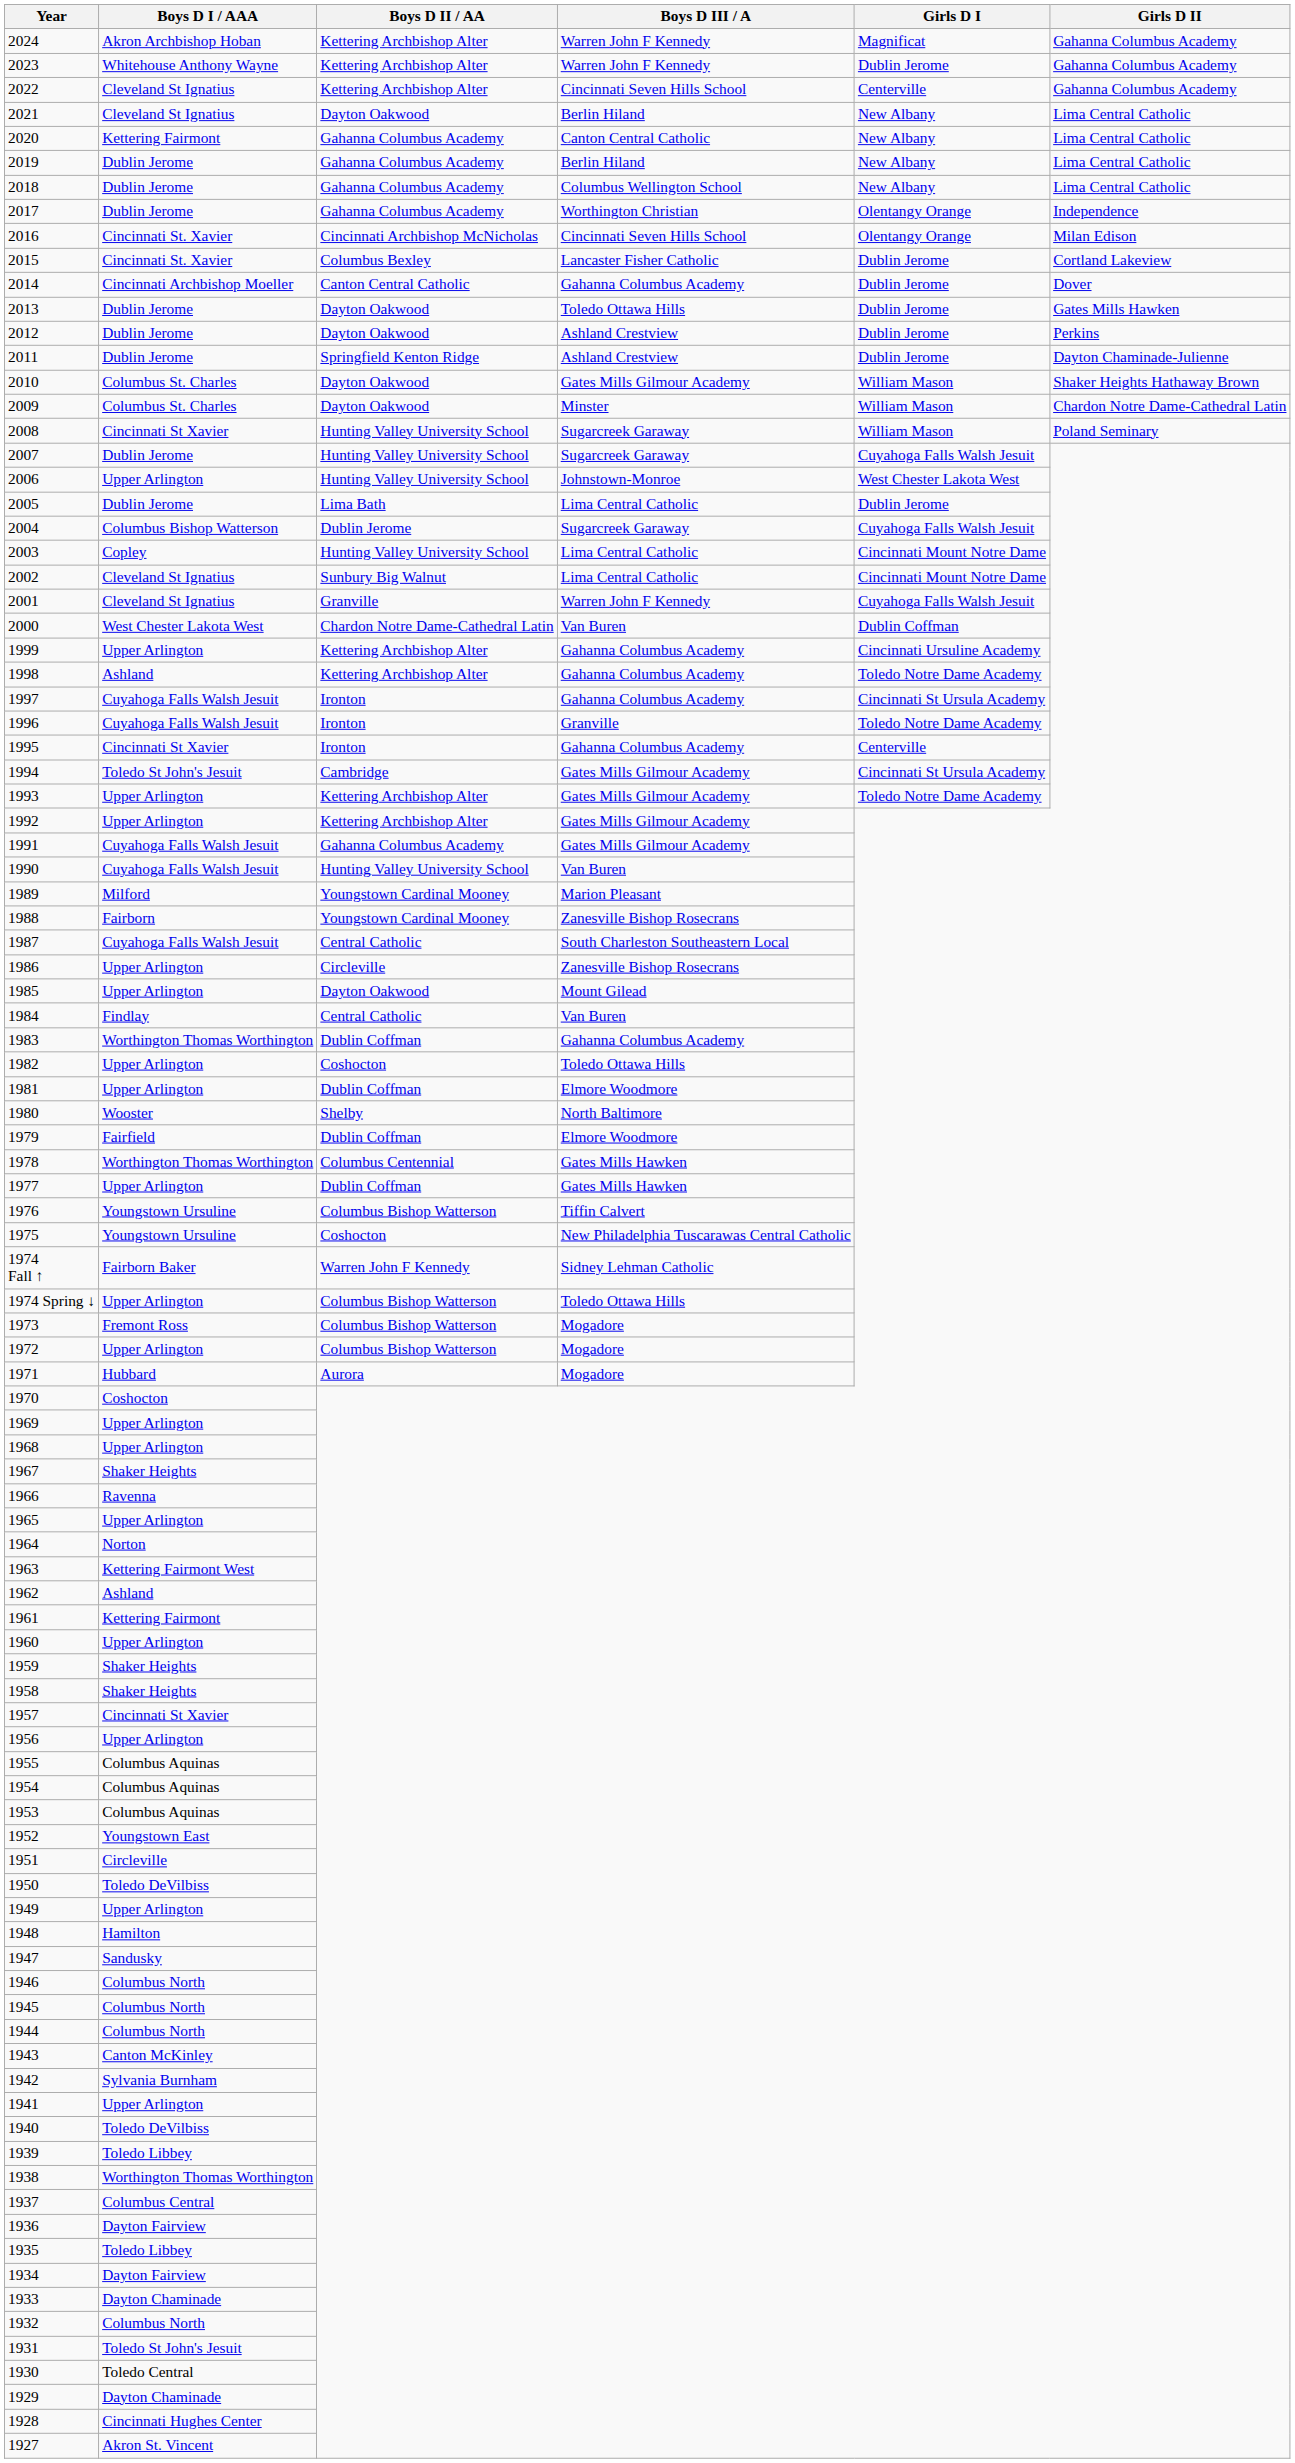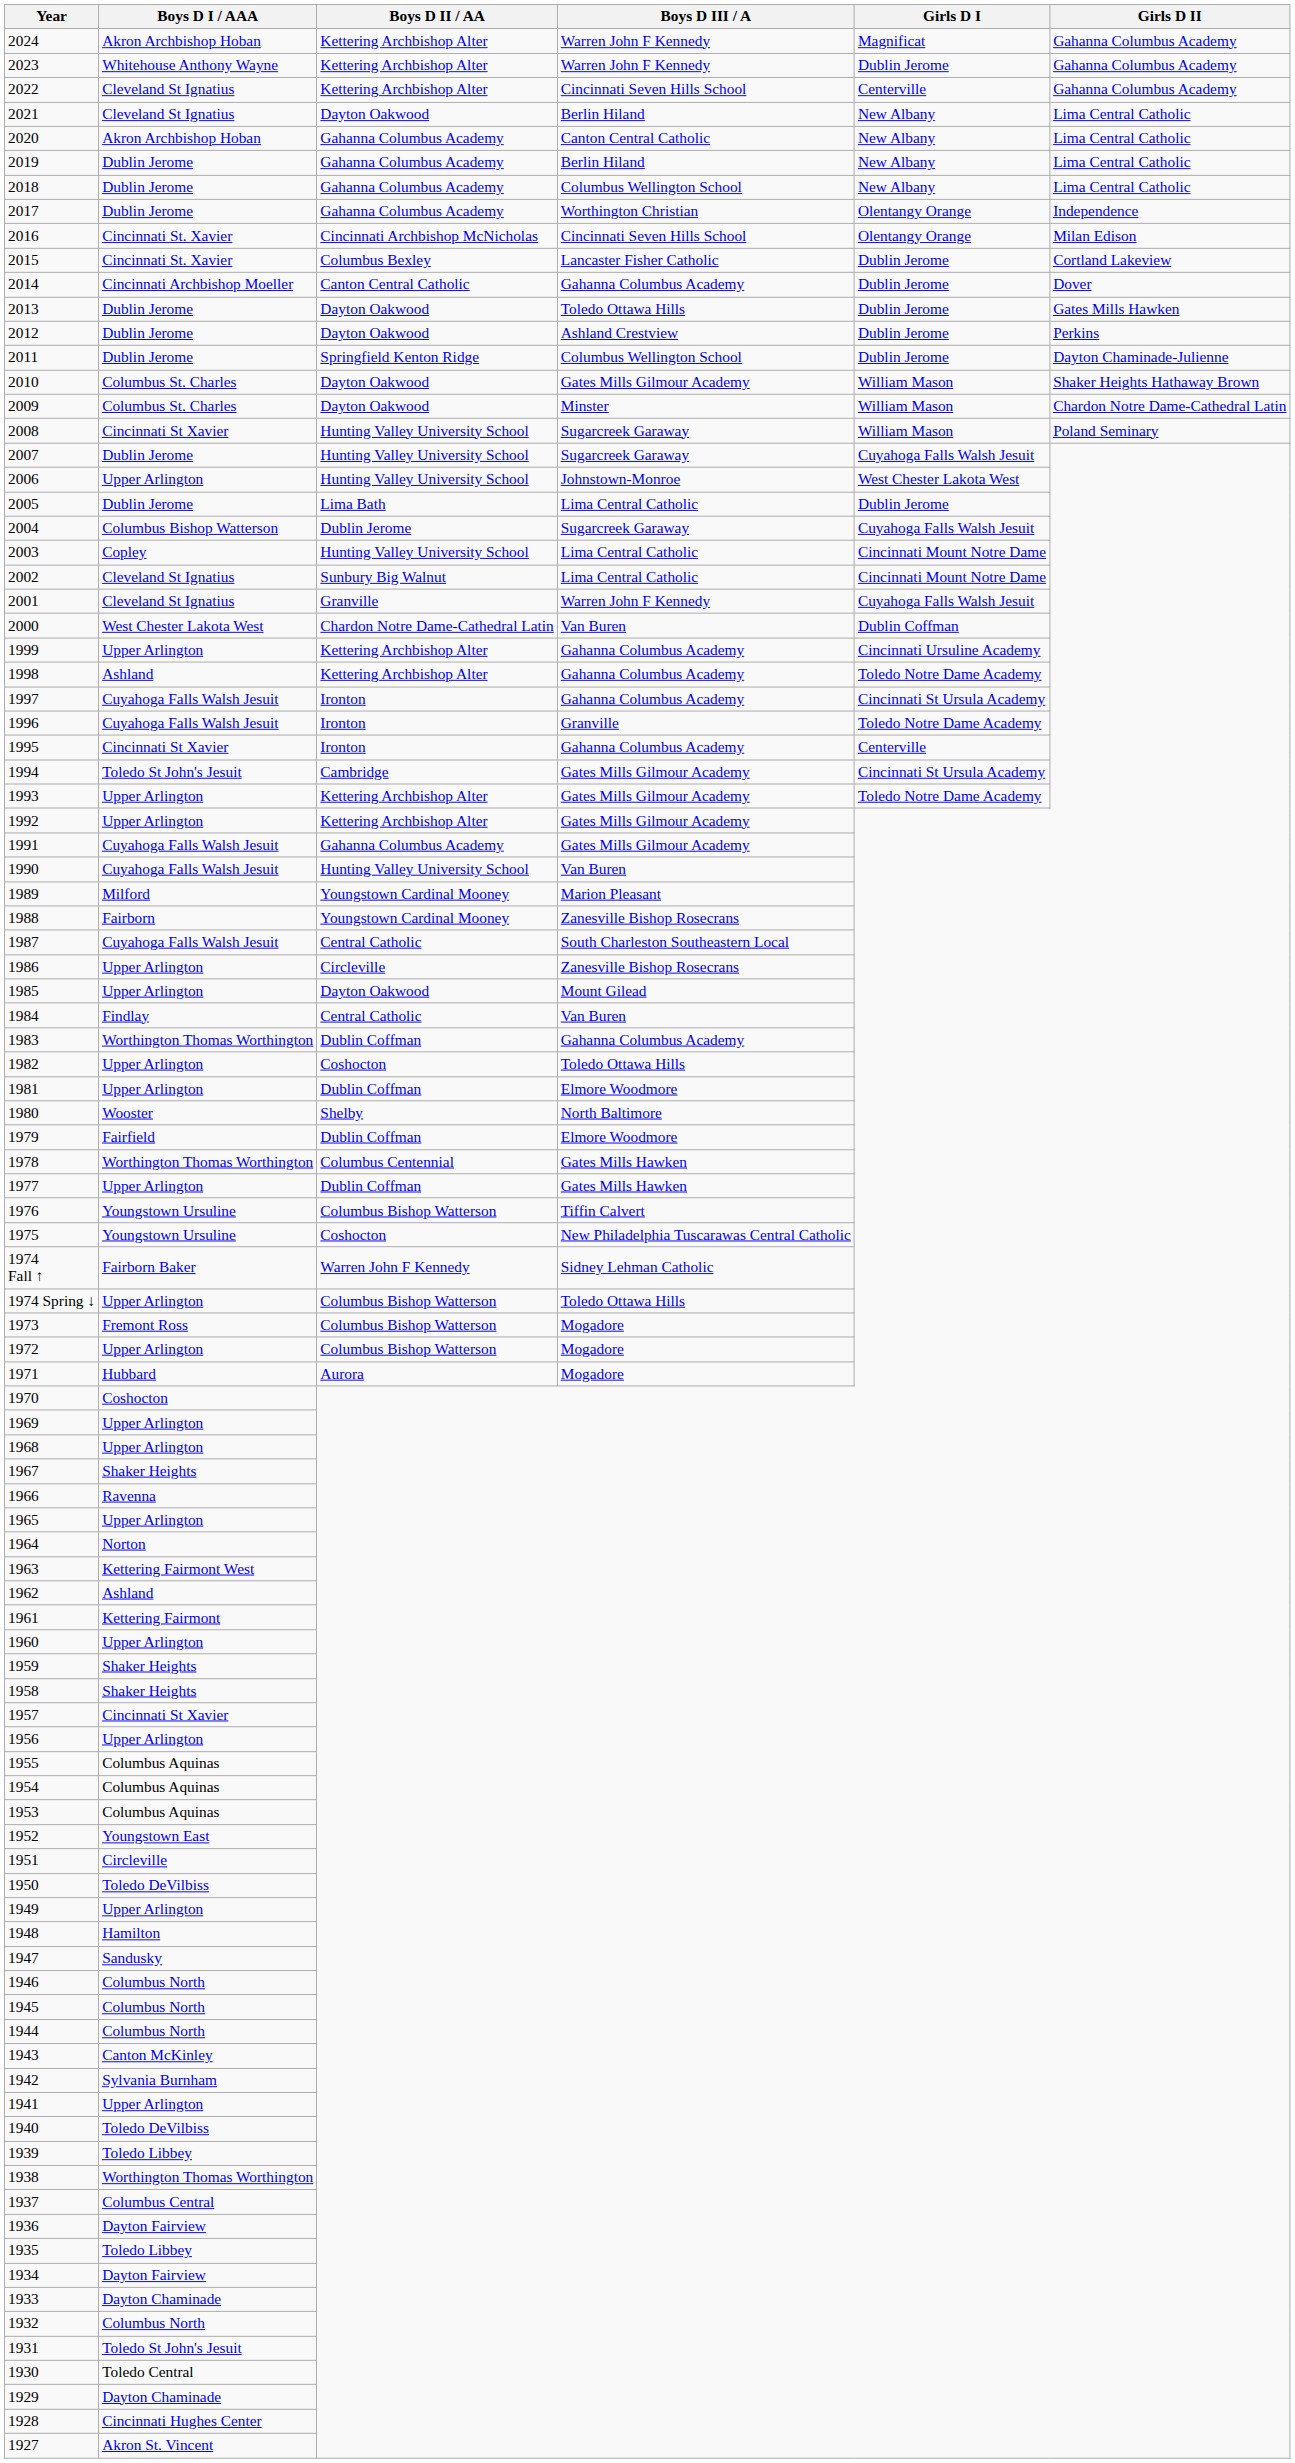(161, 138) Kettering Fairmont -> (181, 138) Akron Archbishop Hoban
(619, 357) Ashland Crestview -> (651, 357) Columbus Wellington School
